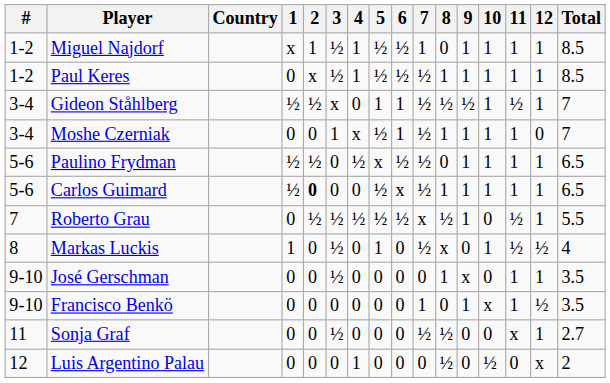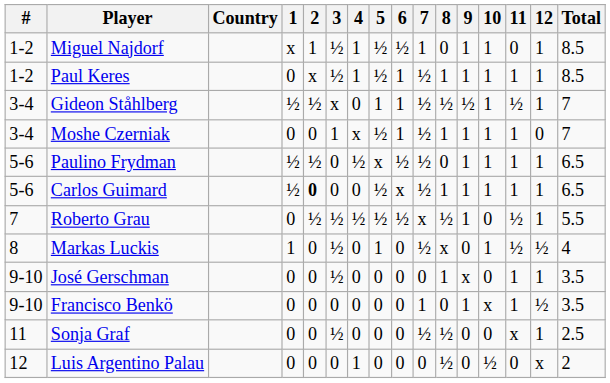(514, 47) 1 -> (514, 47) 0
(402, 76) ½ -> (400, 76) 1
(573, 334) 2.7 -> (573, 334) 2.5
